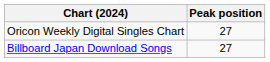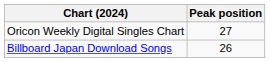(226, 48) 27 -> (226, 48) 26
